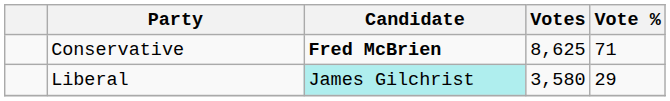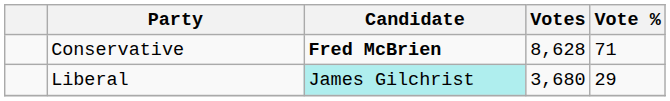(558, 50) 8,625 -> (558, 50) 8,628
(558, 80) 3,580 -> (558, 80) 3,680
